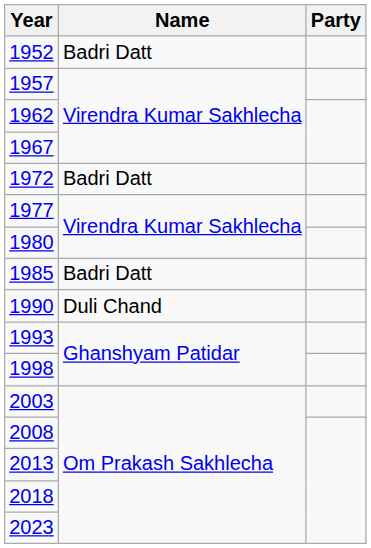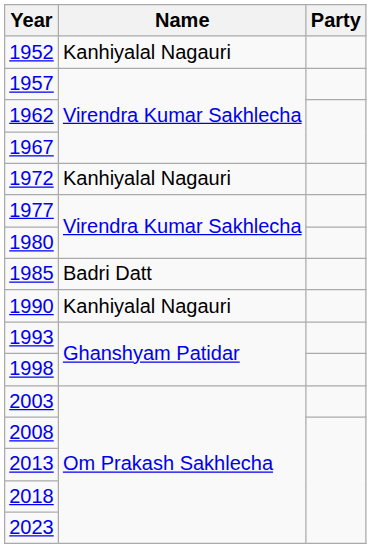(107, 52) Badri Datt -> (147, 52) Kanhiyalal Nagauri
(107, 178) Badri Datt -> (147, 178) Kanhiyalal Nagauri
(112, 305) Duli Chand -> (147, 305) Kanhiyalal Nagauri
